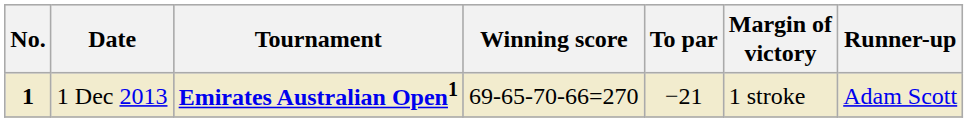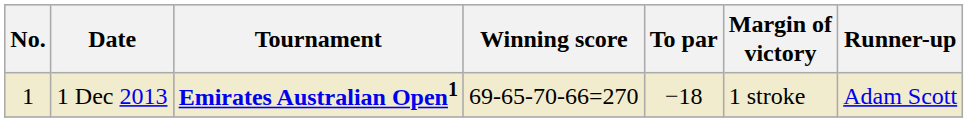(28, 94) bold -> (28, 94) normal
(684, 94) −21 -> (684, 94) −18
